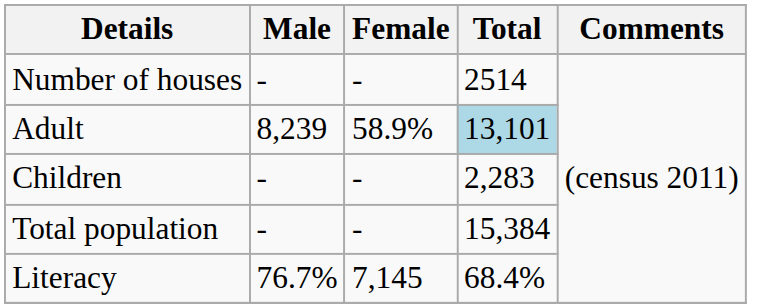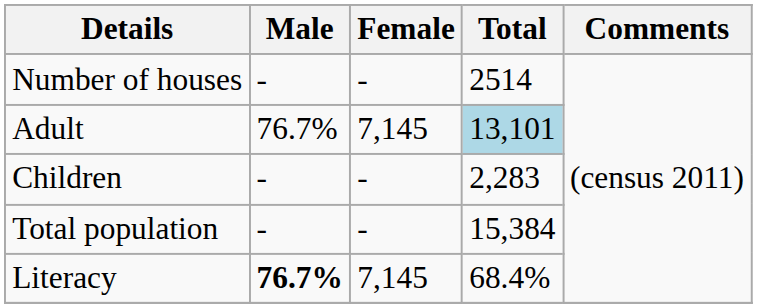(292, 128) 8,239 -> (297, 128) 76.7%
(393, 128) 58.9% -> (393, 128) 7,145
(297, 278) normal -> (300, 278) bold
